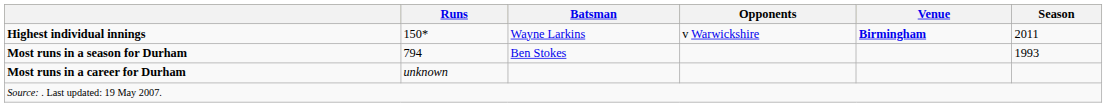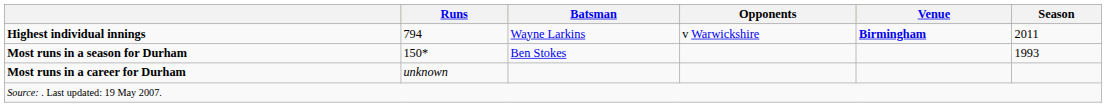(416, 33) 150* -> (413, 33) 794
(413, 53) 794 -> (416, 53) 150*
